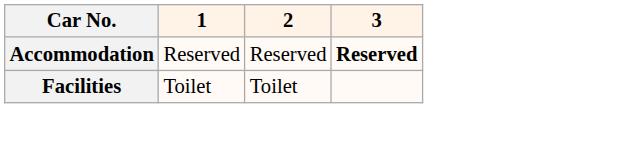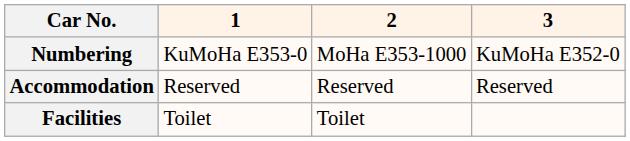+ row: (82, 53)
(377, 53) bold -> (514, 86) normal
